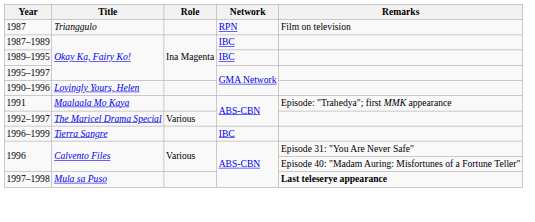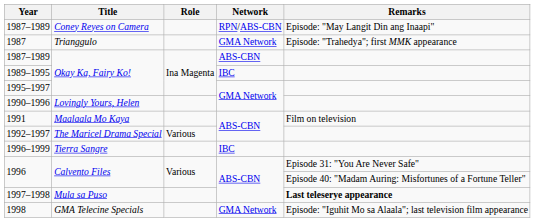+ row: (28, 27)
(228, 27) RPN -> (248, 42) GMA Network
(316, 27) Film on television -> (371, 42) Episode: "Trahedya"; first MMK appearance
(227, 42) IBC -> (239, 57) ABS-CBN
(366, 103) Episode: "Trahedya"; first MMK appearance -> (321, 118) Film on television
+ row: (16, 210)
